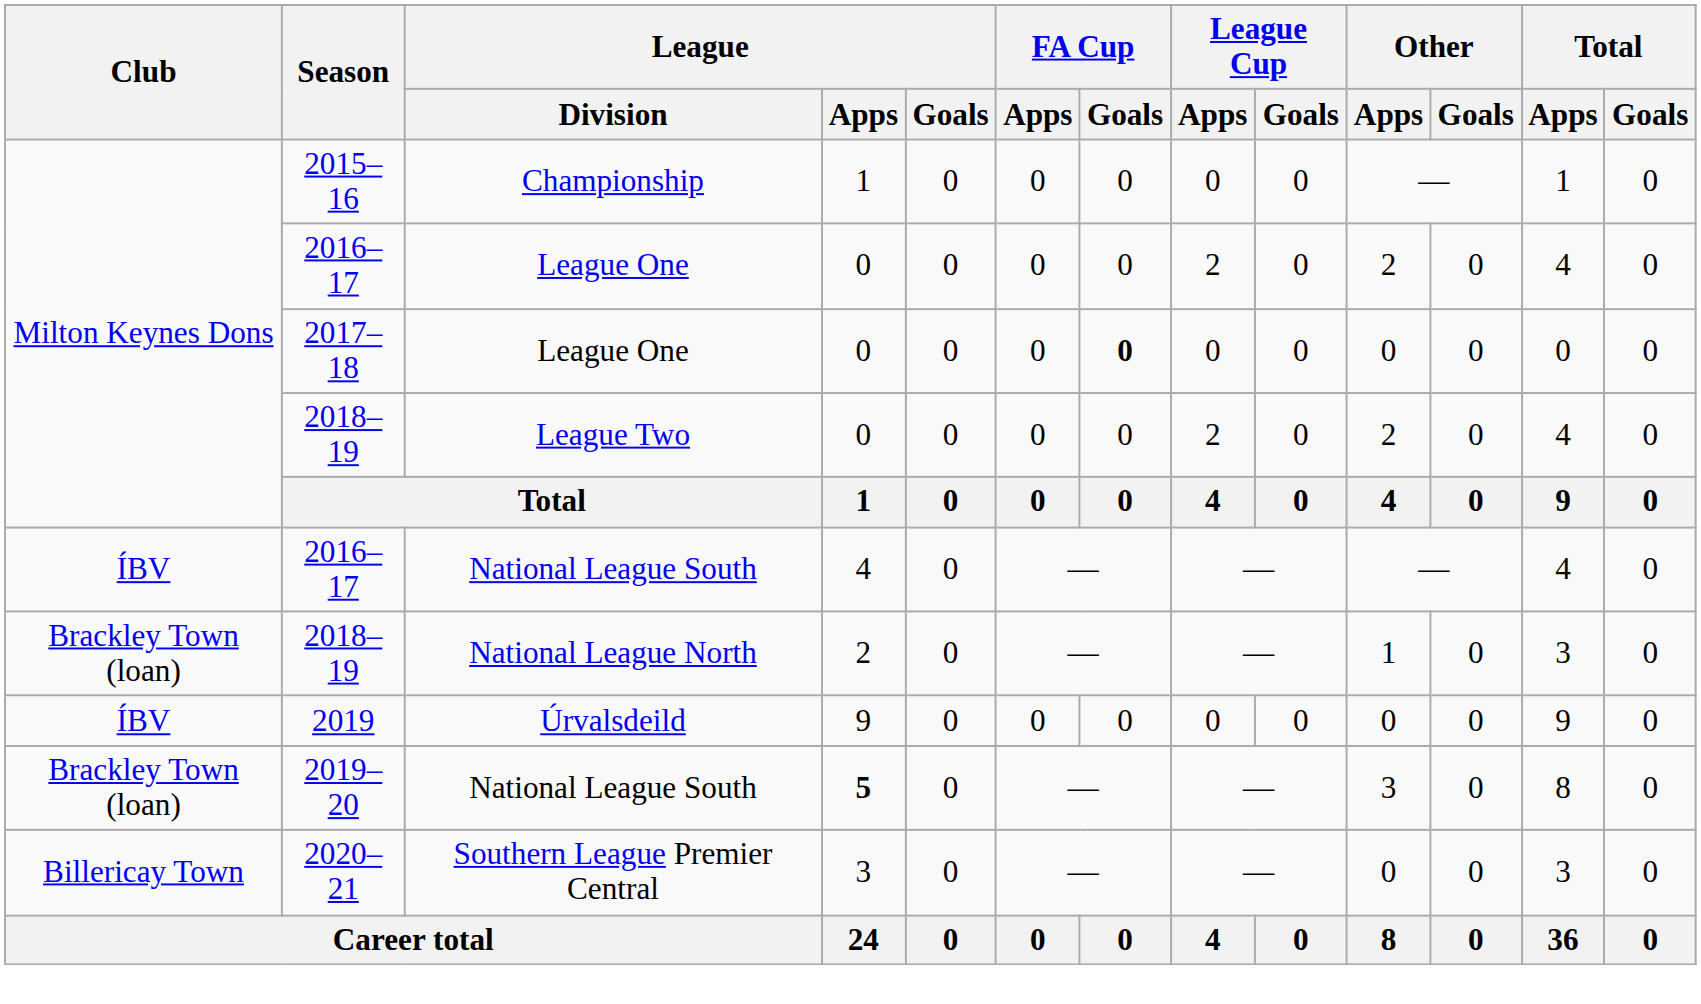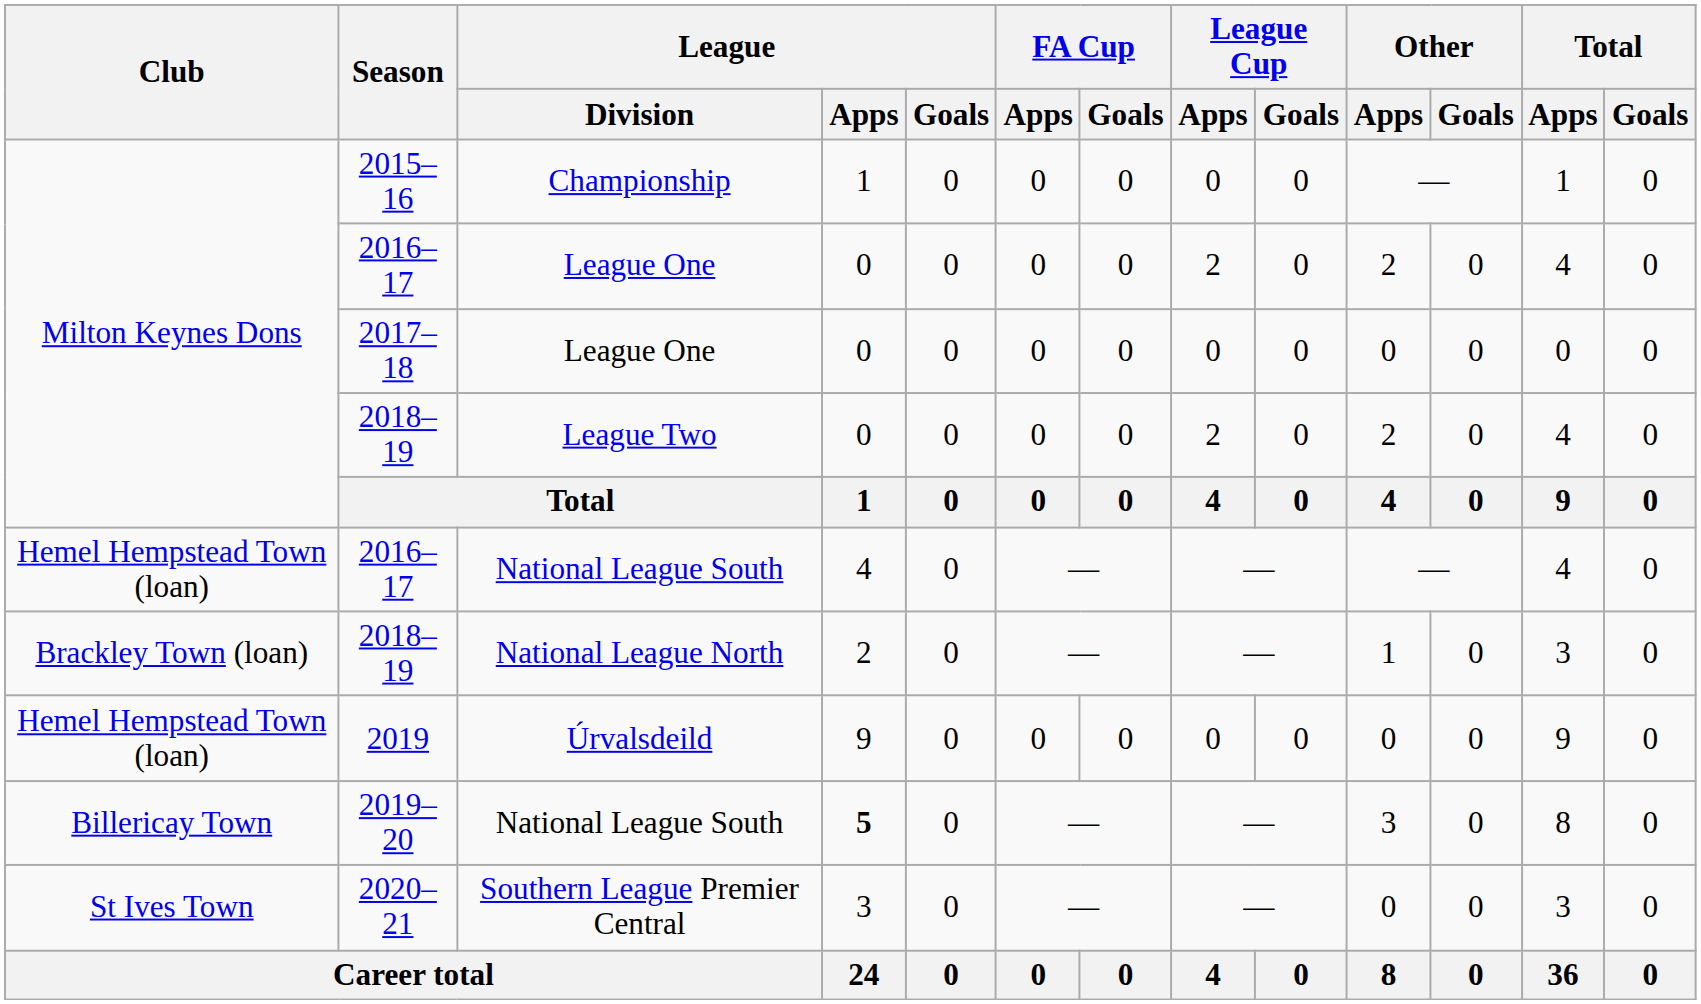(1125, 350) bold -> (1125, 350) normal
(144, 568) ÍBV -> (172, 568) Hemel Hempstead Town (loan)
(144, 720) ÍBV -> (172, 737) Hemel Hempstead Town (loan)
(144, 787) Brackley Town (loan) -> (172, 822) Billericay Town
(144, 871) Billericay Town -> (172, 906) St Ives Town
